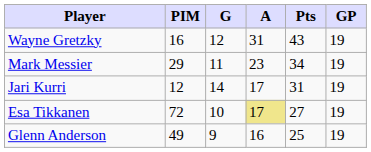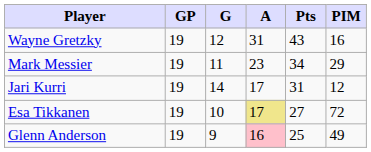columns swapped: (346, 16) <-> (185, 16)
(257, 135) no background -> (257, 135) pink background
